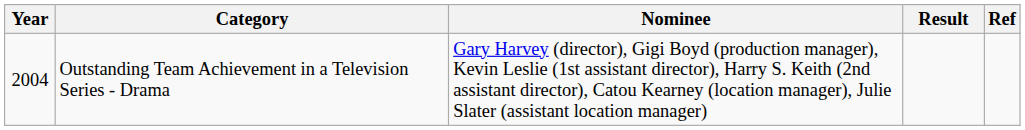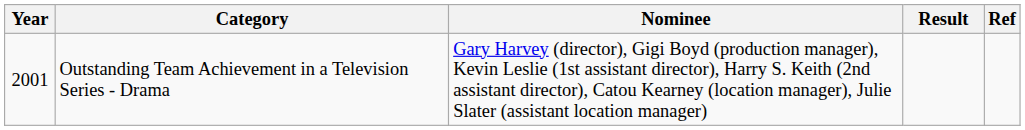(30, 79) 2004 -> (30, 79) 2001
